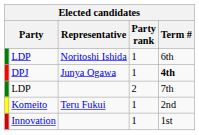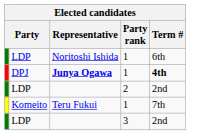(88, 72) normal -> (82, 72) bold
(167, 89) 7th -> (160, 89) 2nd
(168, 105) 2nd -> (159, 105) 7th
- row: (34, 121)
+ row: (21, 121)
